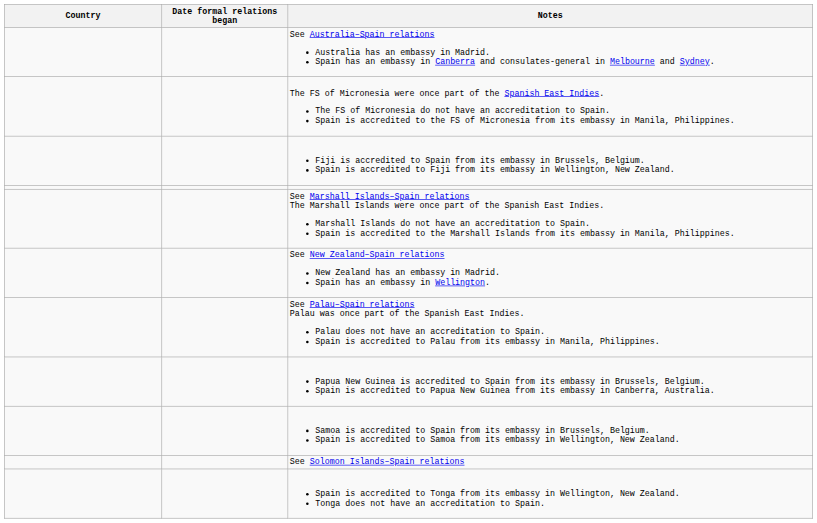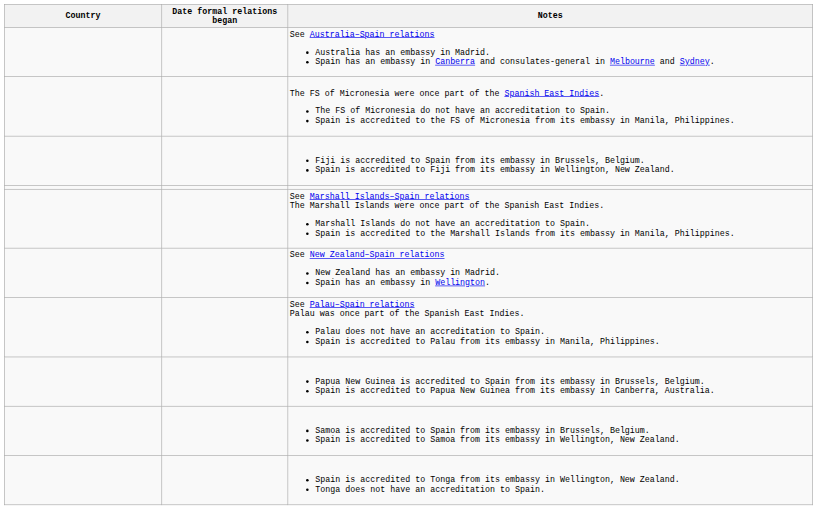- row: (377, 462)
